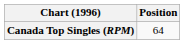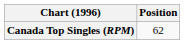(158, 30) 64 -> (158, 30) 62
